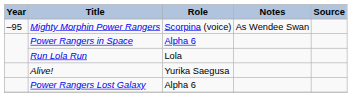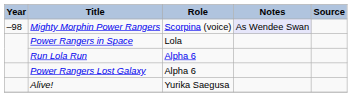(14, 27) –95 -> (14, 27) –98
(272, 27) no background -> (272, 27) lavender background
(180, 41) Alpha 6 -> (173, 41) Lola
(173, 56) Lola -> (180, 56) Alpha 6
rows swapped: (88, 85) <-> (42, 71)
